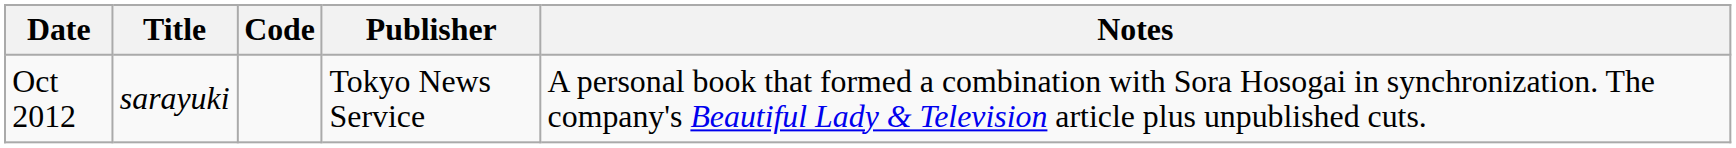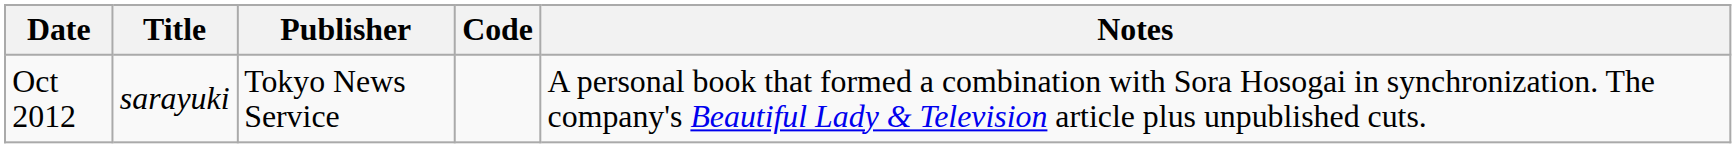columns swapped: (431, 29) <-> (280, 29)
